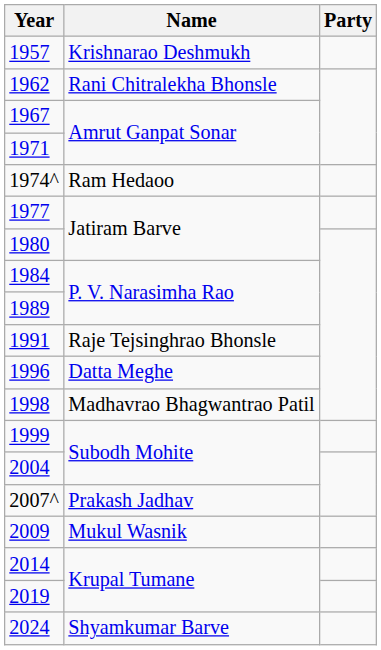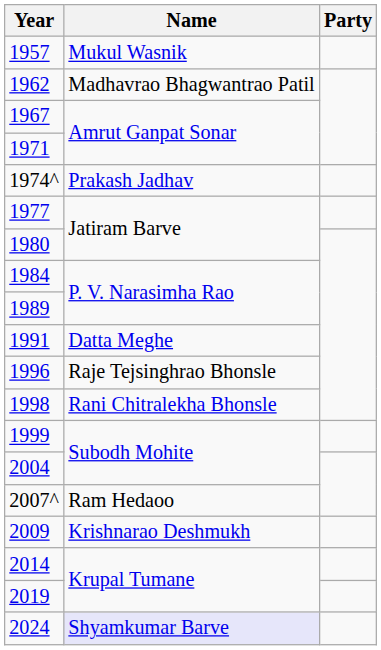(159, 52) Krishnarao Deshmukh -> (128, 52) Mukul Wasnik
(173, 84) Rani Chitralekha Bhonsle -> (192, 84) Madhavrao Bhagwantrao Patil
(121, 180) Ram Hedaoo -> (131, 180) Prakash Jadhav
(172, 340) Raje Tejsinghrao Bhonsle -> (121, 340) Datta Meghe
(121, 372) Datta Meghe -> (172, 372) Raje Tejsinghrao Bhonsle
(192, 404) Madhavrao Bhagwantrao Patil -> (173, 404) Rani Chitralekha Bhonsle
(131, 500) Prakash Jadhav -> (121, 500) Ram Hedaoo
(128, 532) Mukul Wasnik -> (159, 532) Krishnarao Deshmukh
(149, 627) no background -> (149, 627) lavender background
